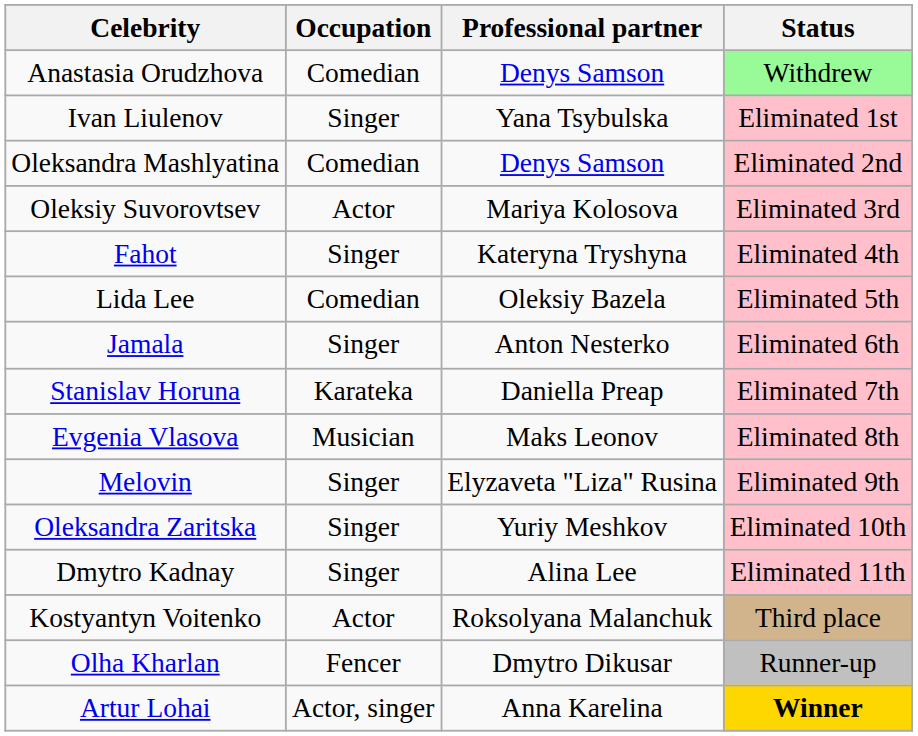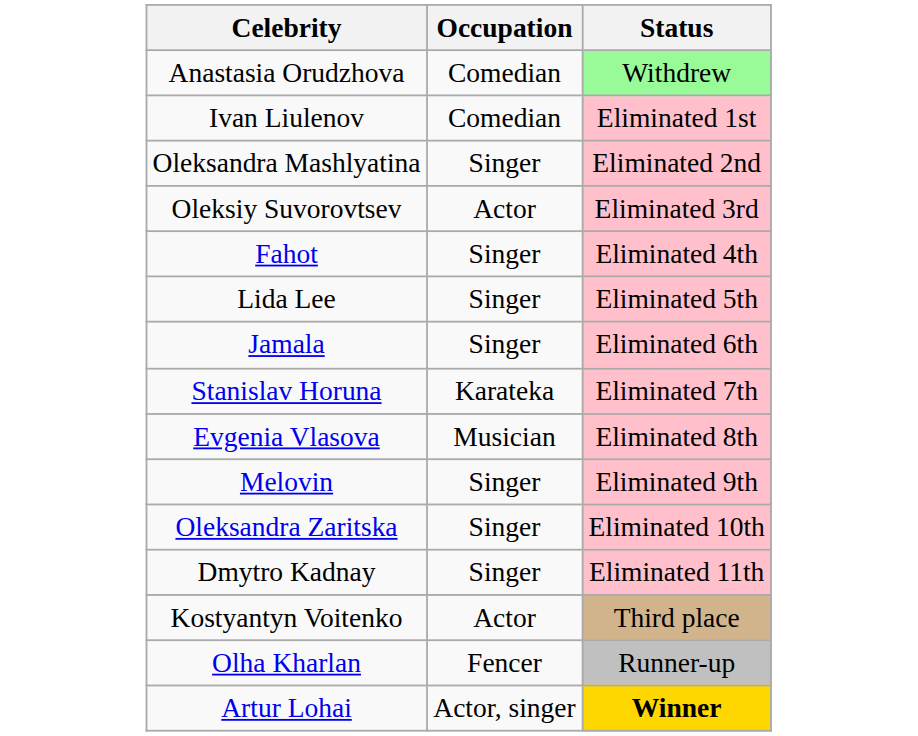- column: (582, 27)
(363, 117) Singer -> (505, 117) Comedian
(363, 163) Comedian -> (505, 163) Singer
(363, 299) Comedian -> (505, 299) Singer
